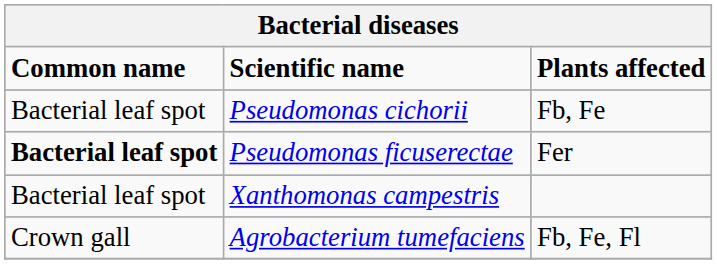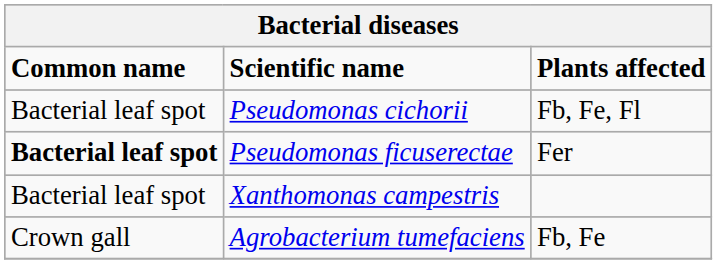(571, 110) Fb, Fe -> (589, 110) Fb, Fe, Fl
(589, 237) Fb, Fe, Fl -> (571, 237) Fb, Fe
